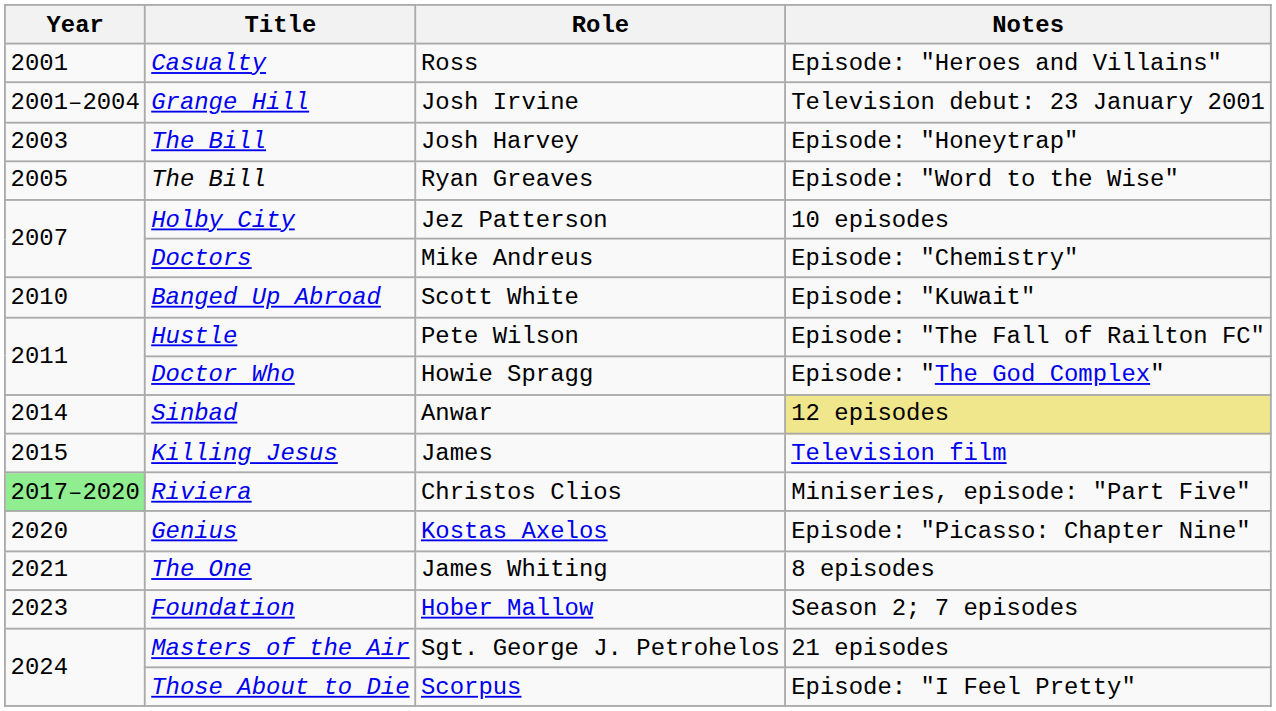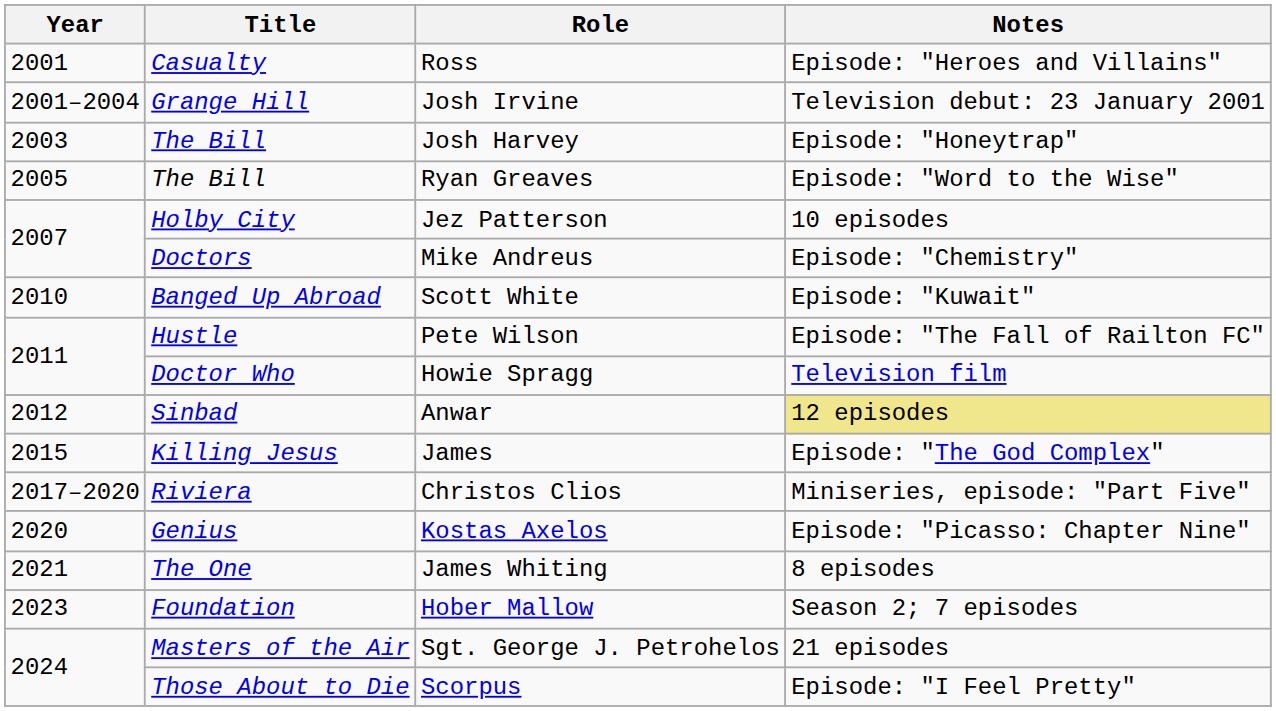(978, 375) Episode: "The God Complex" -> (899, 375) Television film
(39, 414) 2014 -> (39, 414) 2012
(899, 453) Television film -> (978, 453) Episode: "The God Complex"
(75, 492) lightgreen background -> (75, 492) no background
